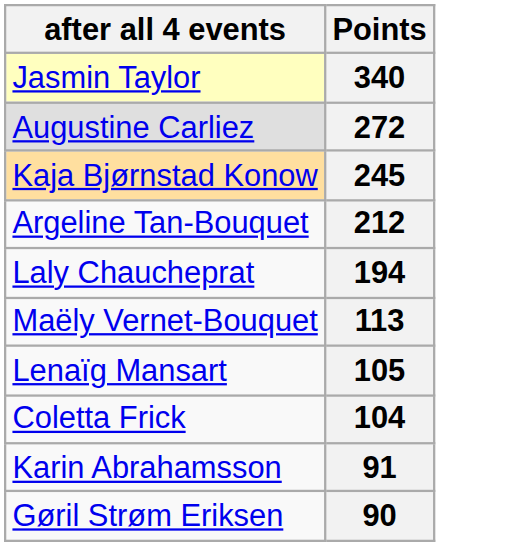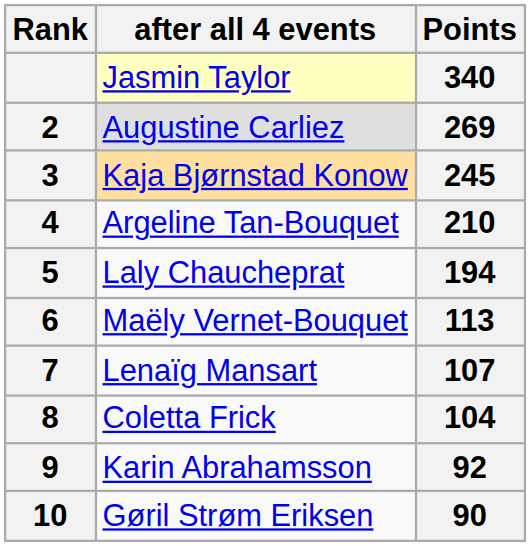+ column: (50, 29)
(380, 126) 272 -> (470, 126) 269
(380, 224) 212 -> (470, 224) 210
(380, 370) 105 -> (470, 370) 107
(380, 467) 91 -> (470, 467) 92
